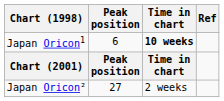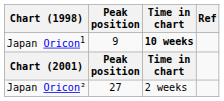(115, 42) 6 -> (115, 42) 9
